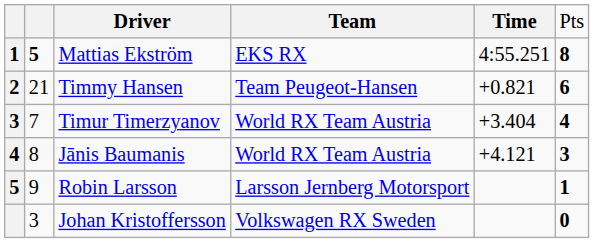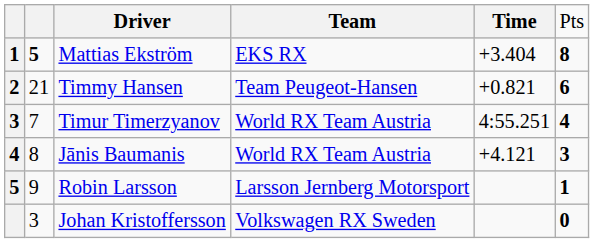(514, 54) 4:55.251 -> (507, 54) +3.404
(507, 121) +3.404 -> (514, 121) 4:55.251
